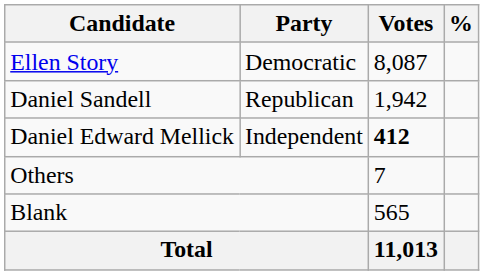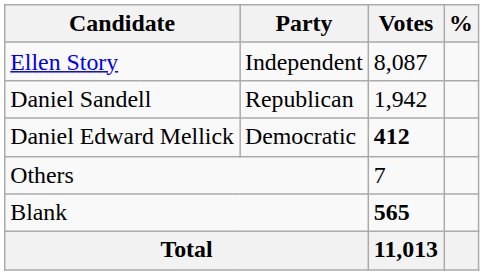(301, 61) Democratic -> (304, 61) Independent
(304, 136) Independent -> (301, 136) Democratic
(392, 212) normal -> (392, 212) bold
